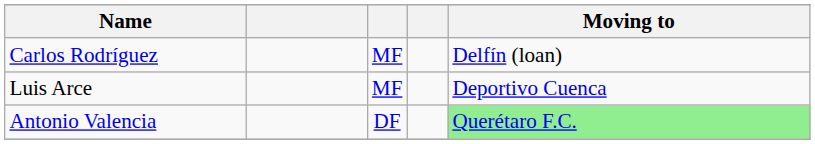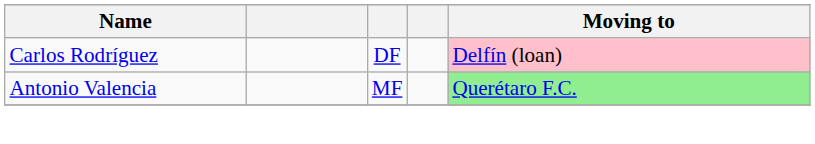(387, 54) MF -> (387, 54) DF
(507, 54) no background -> (507, 54) pink background
- row: (51, 88)
(387, 121) DF -> (387, 88) MF
